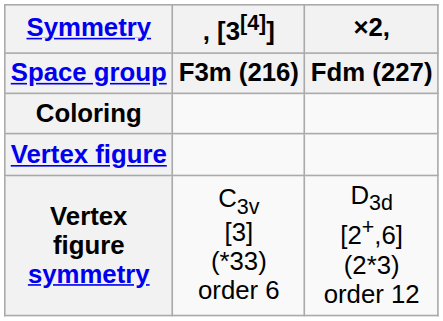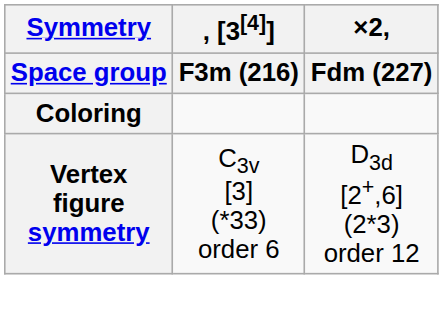- row: (89, 154)
